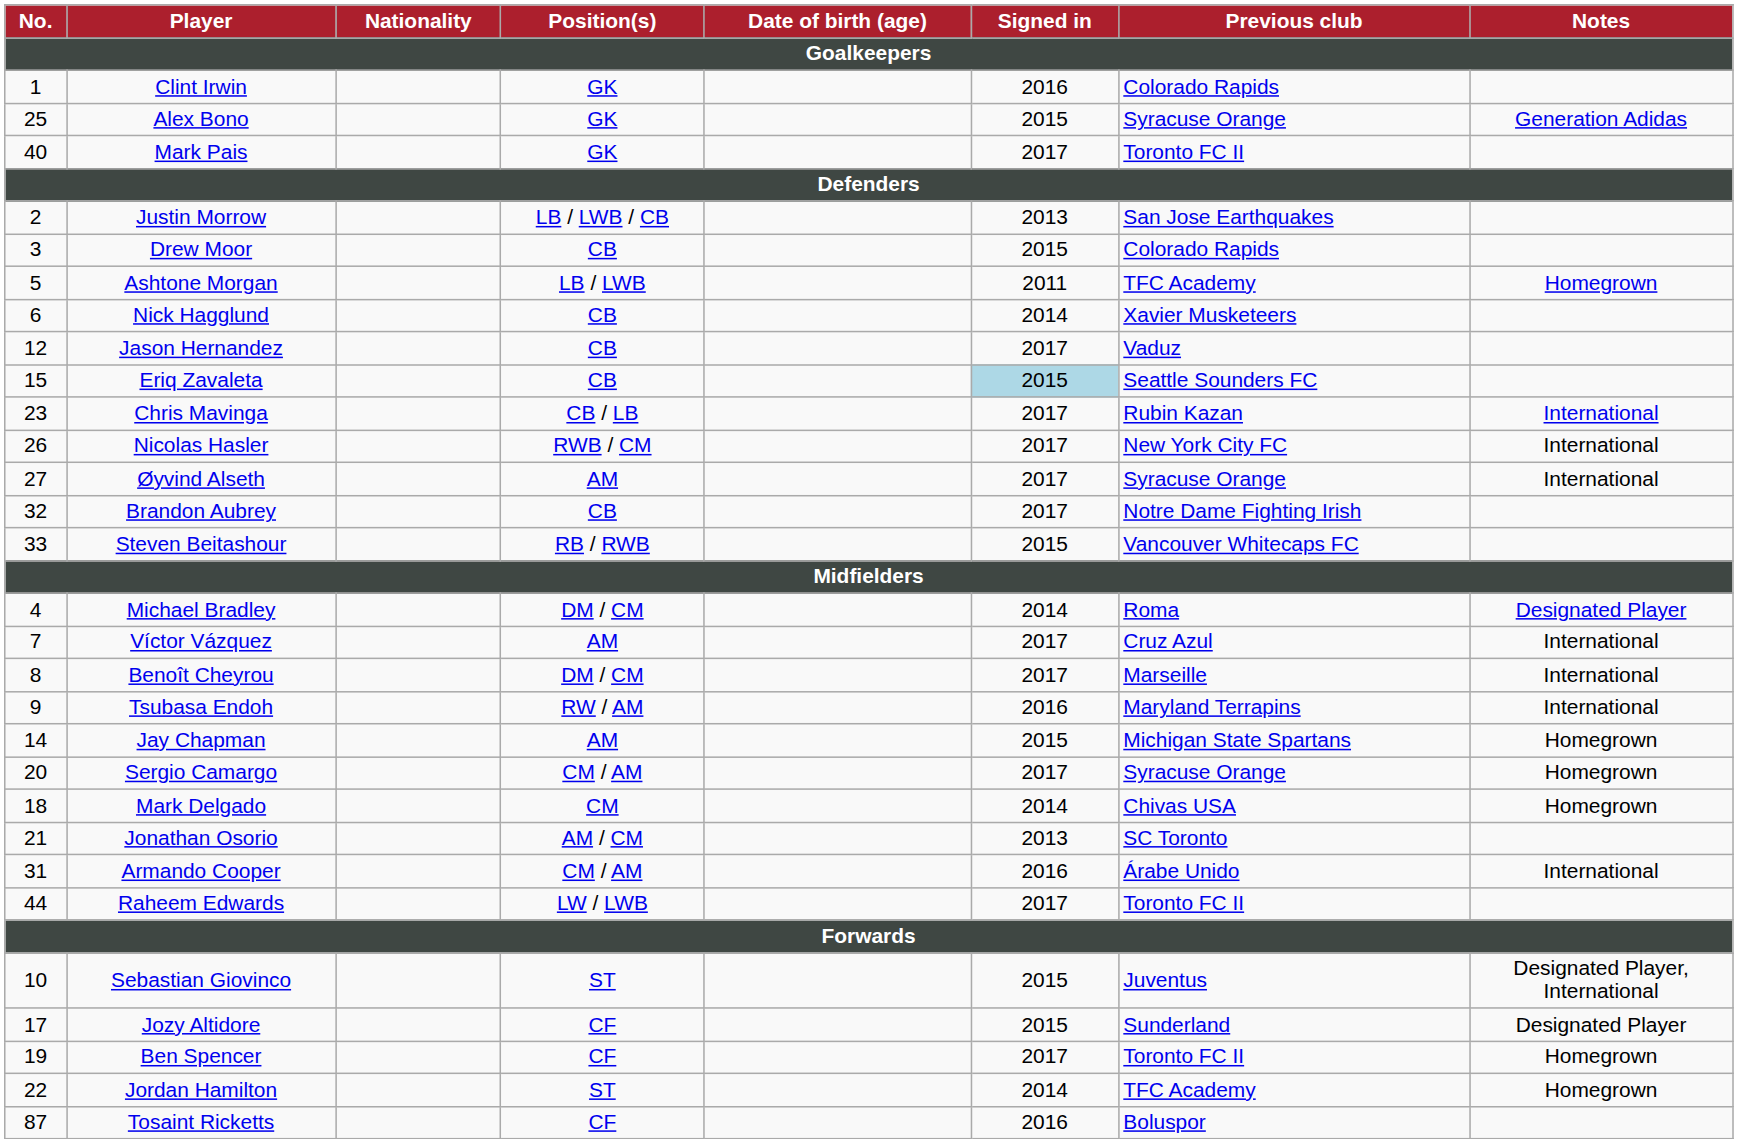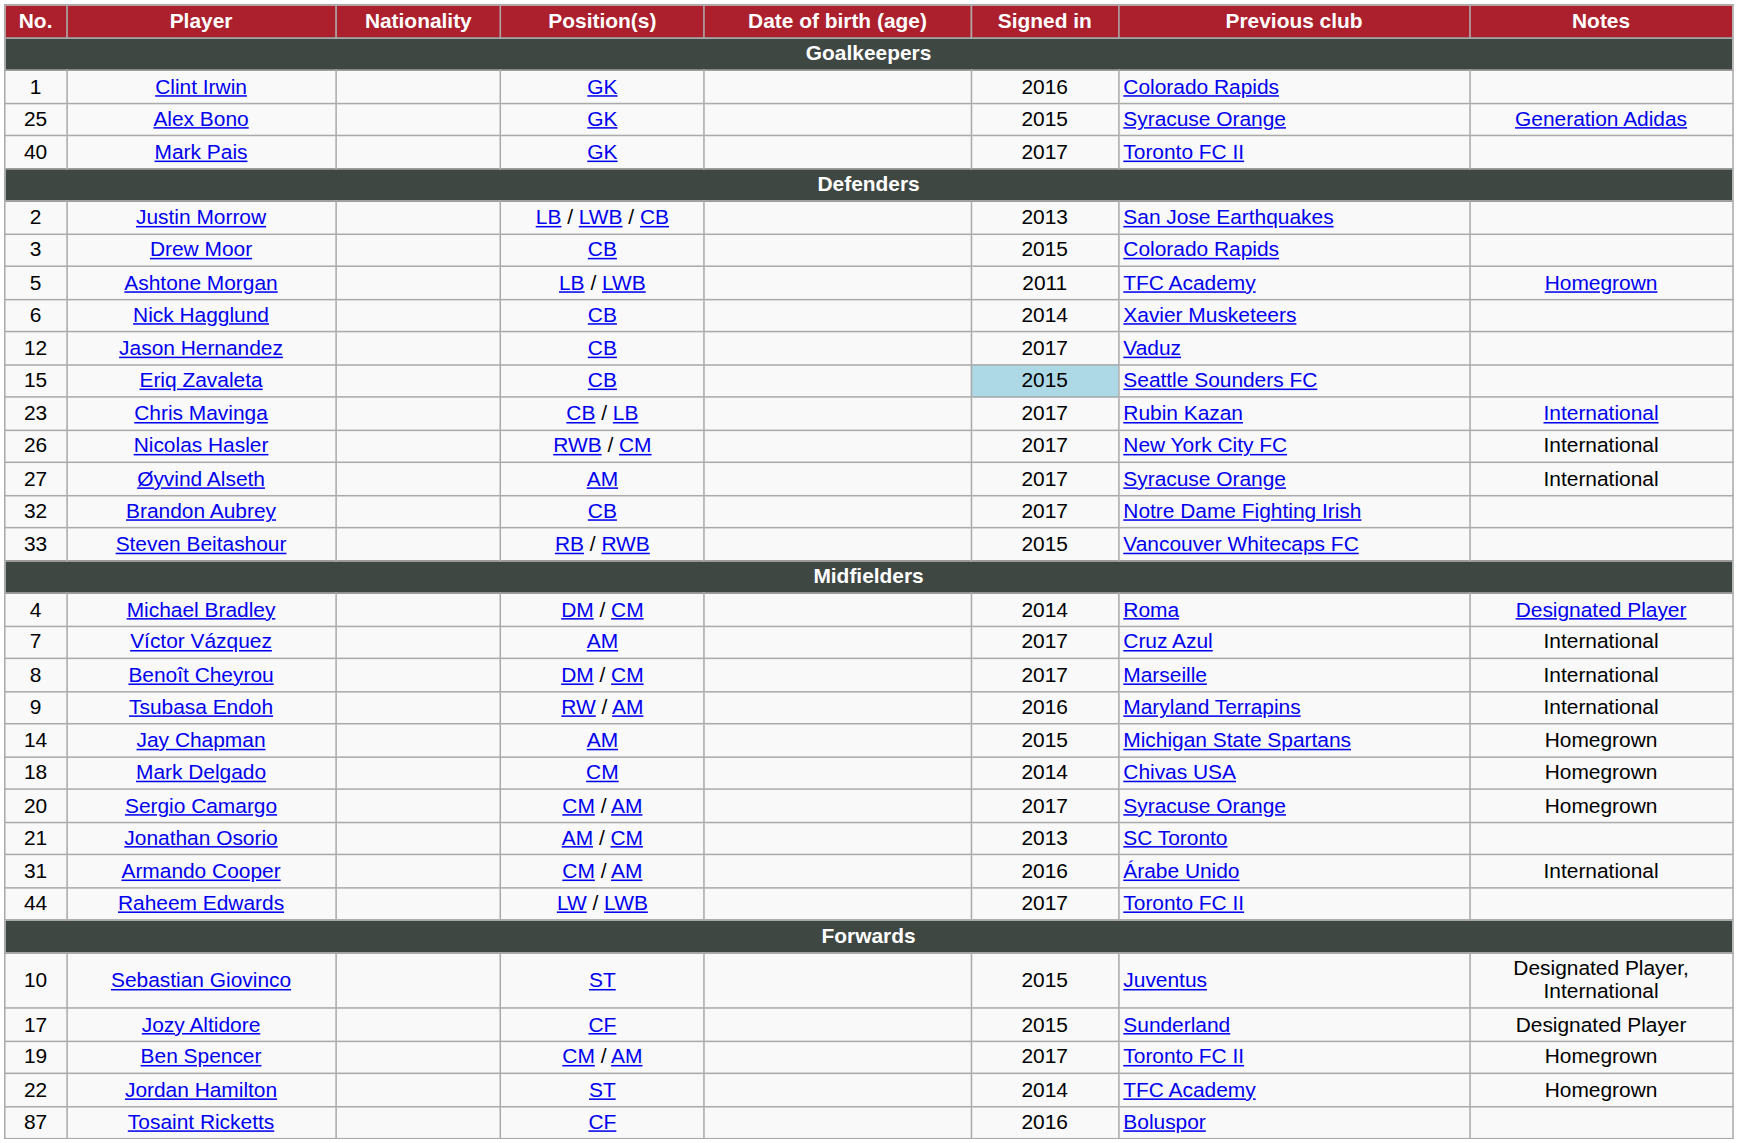rows swapped: (201, 805) <-> (201, 772)
(602, 1057) CF -> (602, 1057) CM / AM
